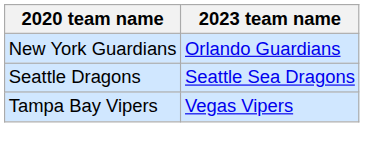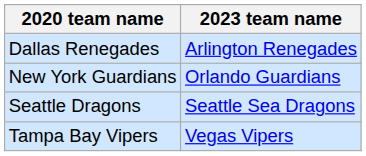+ row: (84, 48)
